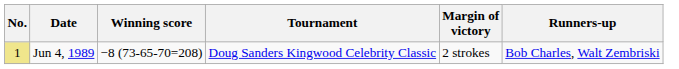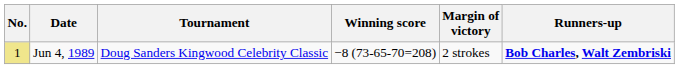columns swapped: (322, 23) <-> (151, 23)
(582, 53) normal -> (588, 53) bold
